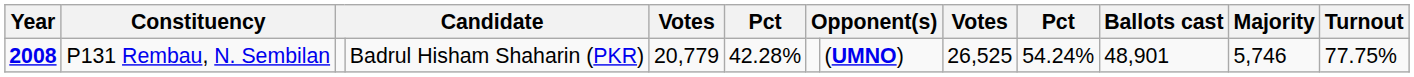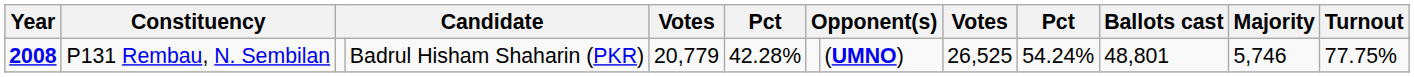(1137, 55) 48,901 -> (1137, 55) 48,801
